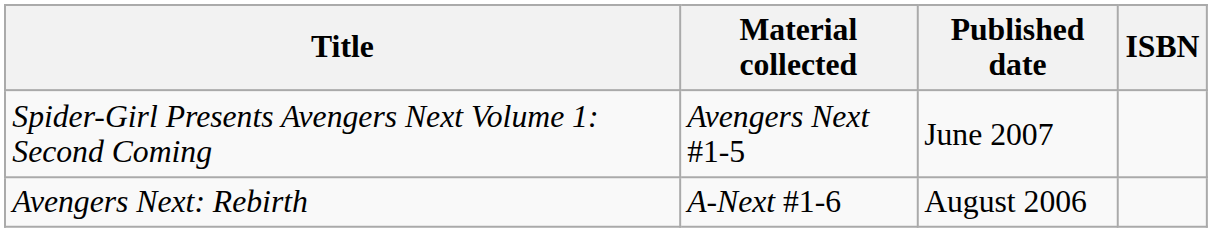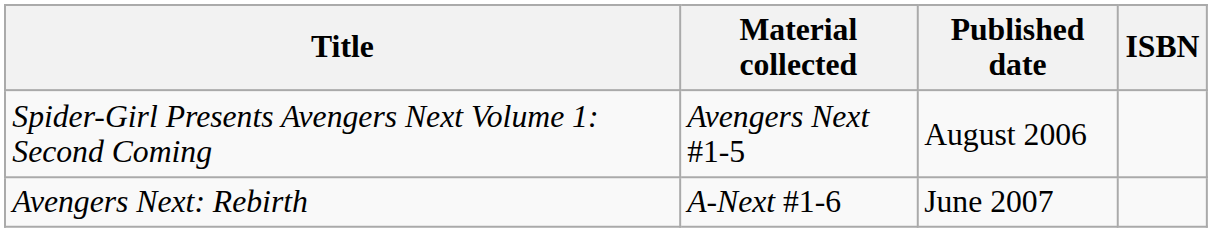(989, 133) June 2007 -> (1006, 133) August 2006
(1006, 201) August 2006 -> (989, 201) June 2007
